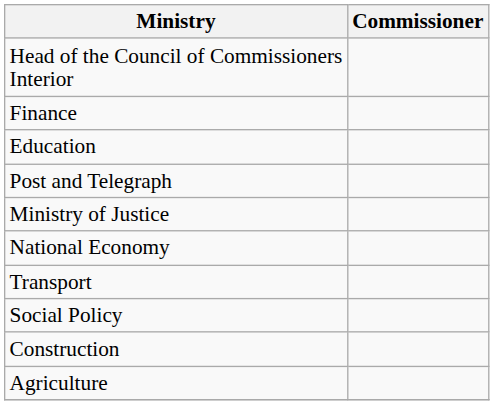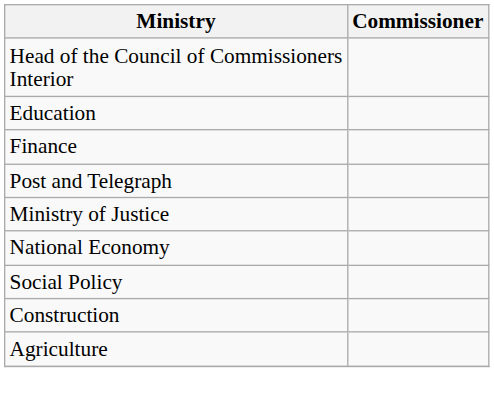rows swapped: (53, 146) <-> (43, 112)
- row: (51, 281)
